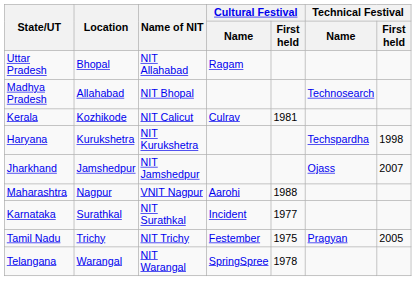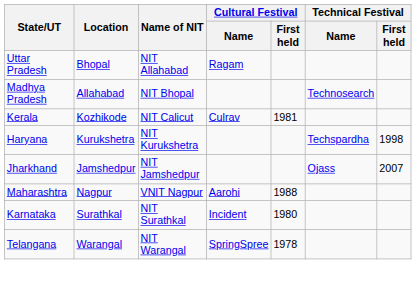(285, 215) 1977 -> (285, 215) 1980
- row: (34, 238)
